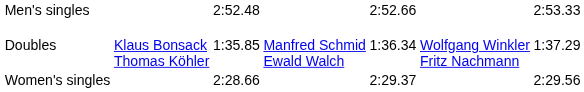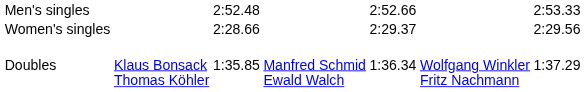rows swapped: (58, 81) <-> (30, 45)
